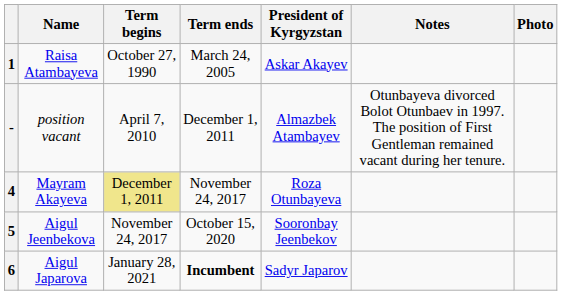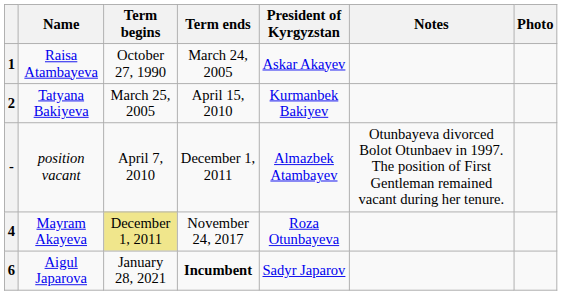+ row: (11, 103)
- row: (11, 231)
